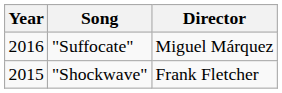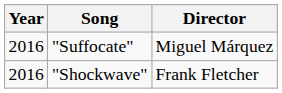(26, 74) 2015 -> (26, 74) 2016
